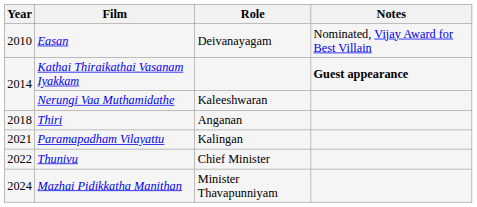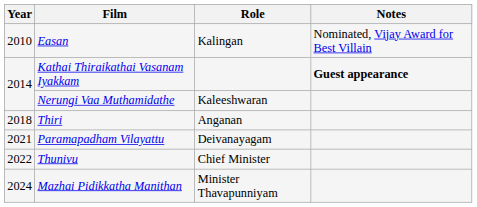(235, 40) Deivanayagam -> (220, 40) Kalingan
(220, 139) Kalingan -> (235, 139) Deivanayagam
